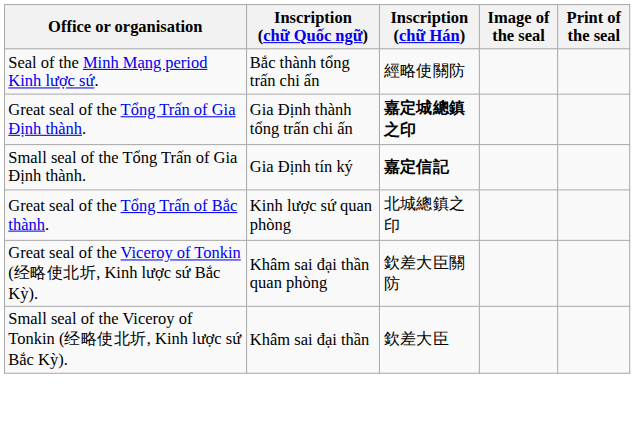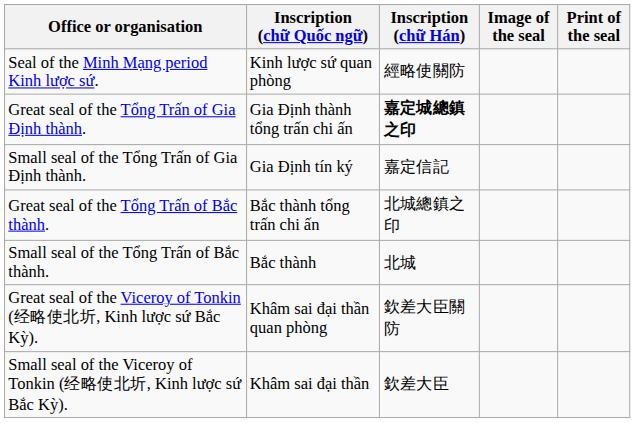(300, 71) Bắc thành tổng trấn chi ấn -> (311, 71) Kinh lược sứ quan phòng
(416, 166) bold -> (416, 166) normal
(311, 214) Kinh lược sứ quan phòng -> (300, 214) Bắc thành tổng trấn chi ấn
+ row: (124, 262)
